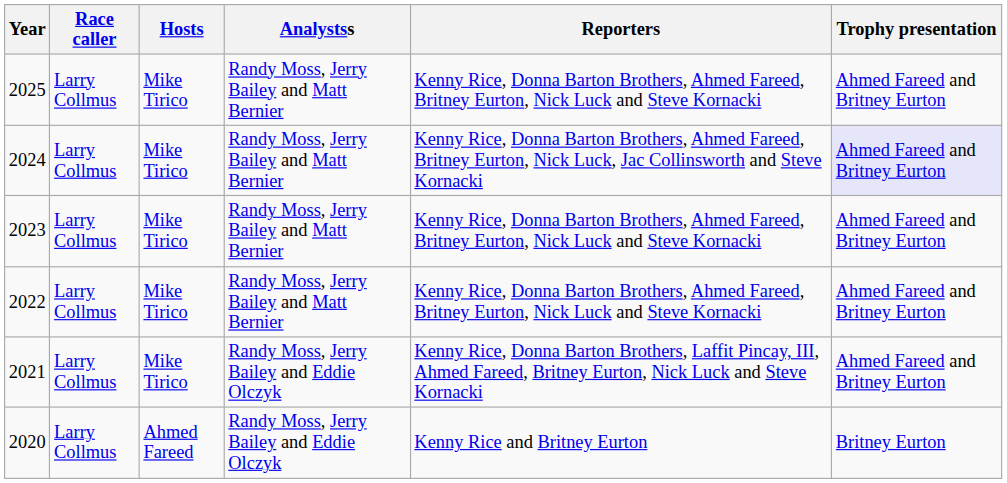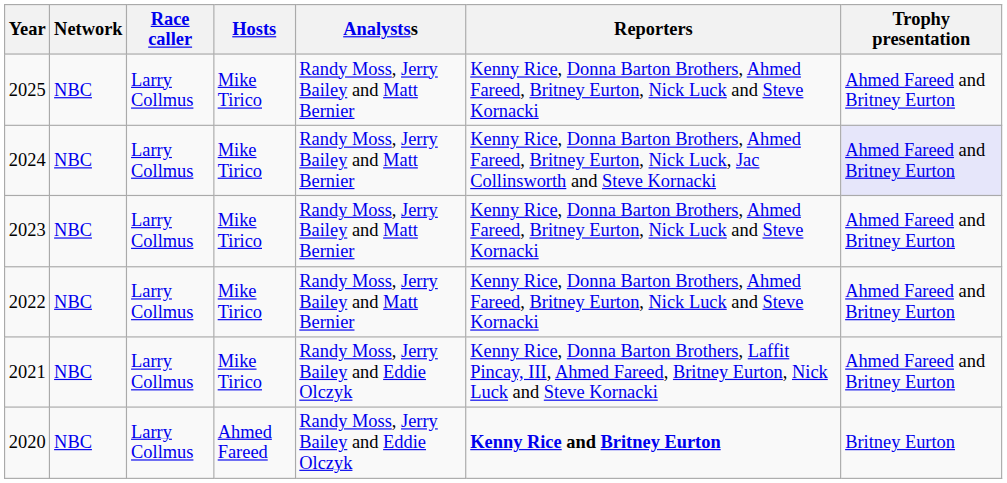+ column: (88, 29)
(531, 442) normal -> (595, 442) bold
